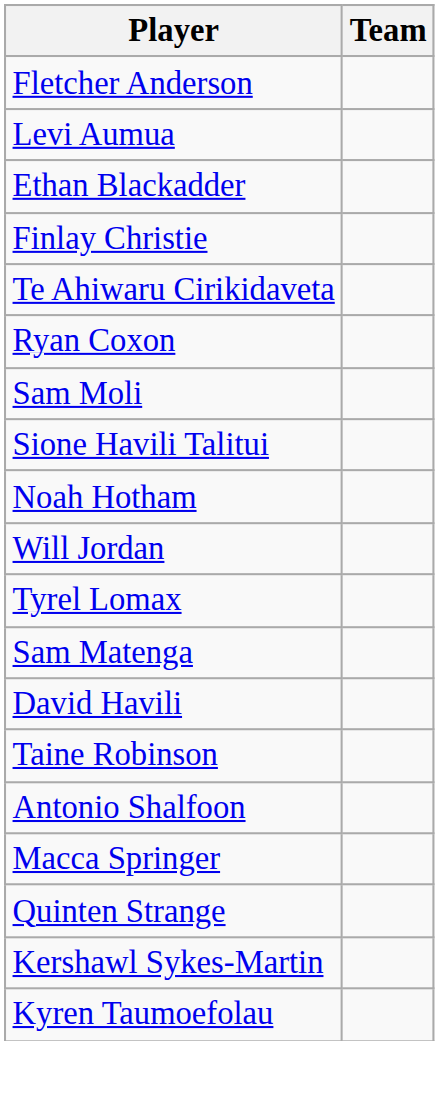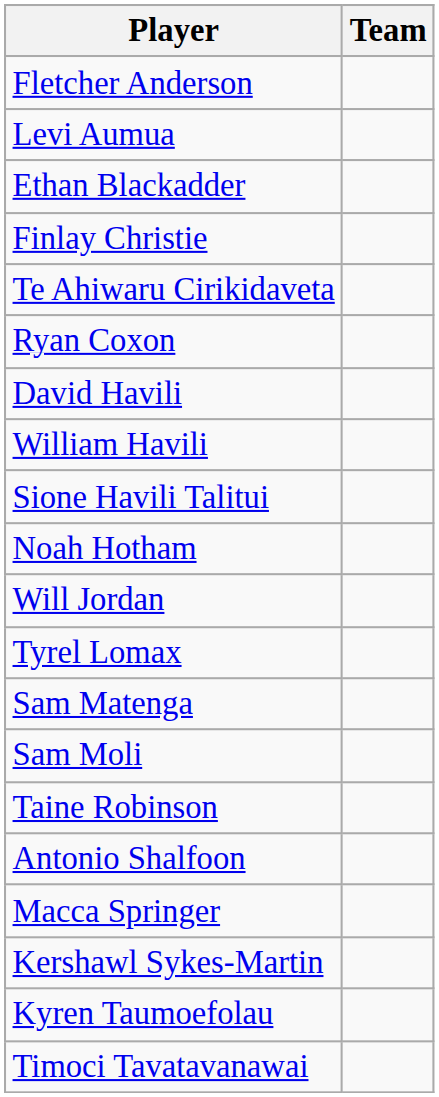rows swapped: (97, 703) <-> (77, 392)
+ row: (110, 444)
- row: (119, 910)
+ row: (161, 1065)
